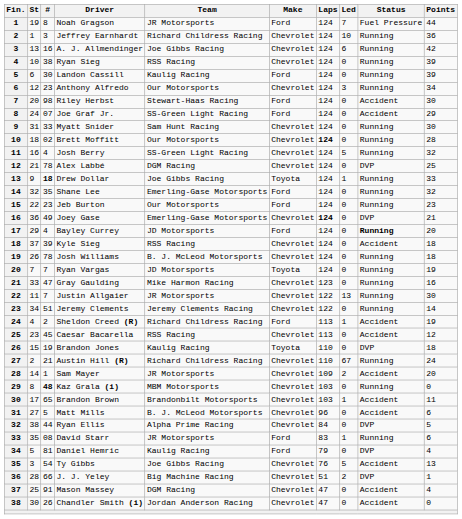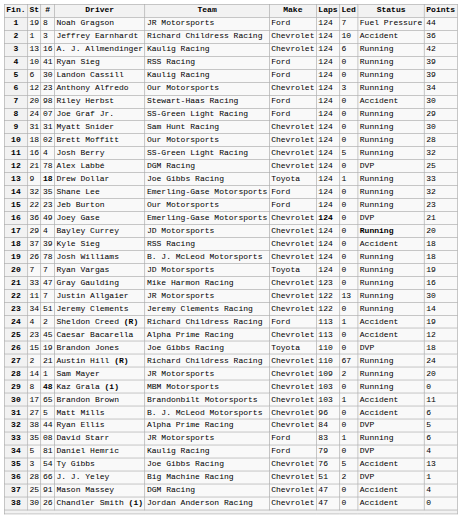(377, 37) Running -> (379, 37) Accident
(185, 50) Joe Gibbs Racing -> (178, 50) Kaulig Racing
(48, 63) 38 -> (48, 63) 41
(293, 63) Chevrolet -> (281, 63) Ford
(379, 115) Accident -> (377, 115) Running
(48, 128) 33 -> (48, 128) 31
(326, 141) bold -> (326, 141) normal
(281, 231) Ford -> (293, 231) Chevrolet
(171, 335) RSS Racing -> (190, 335) Alpha Prime Racing
(178, 348) Kaulig Racing -> (185, 348) Joe Gibbs Racing
(379, 374) Accident -> (377, 374) Running
